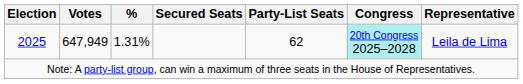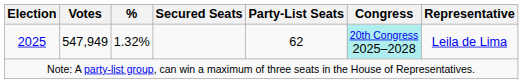(85, 41) 647,949 -> (85, 41) 547,949
(132, 41) 1.31% -> (132, 41) 1.32%
